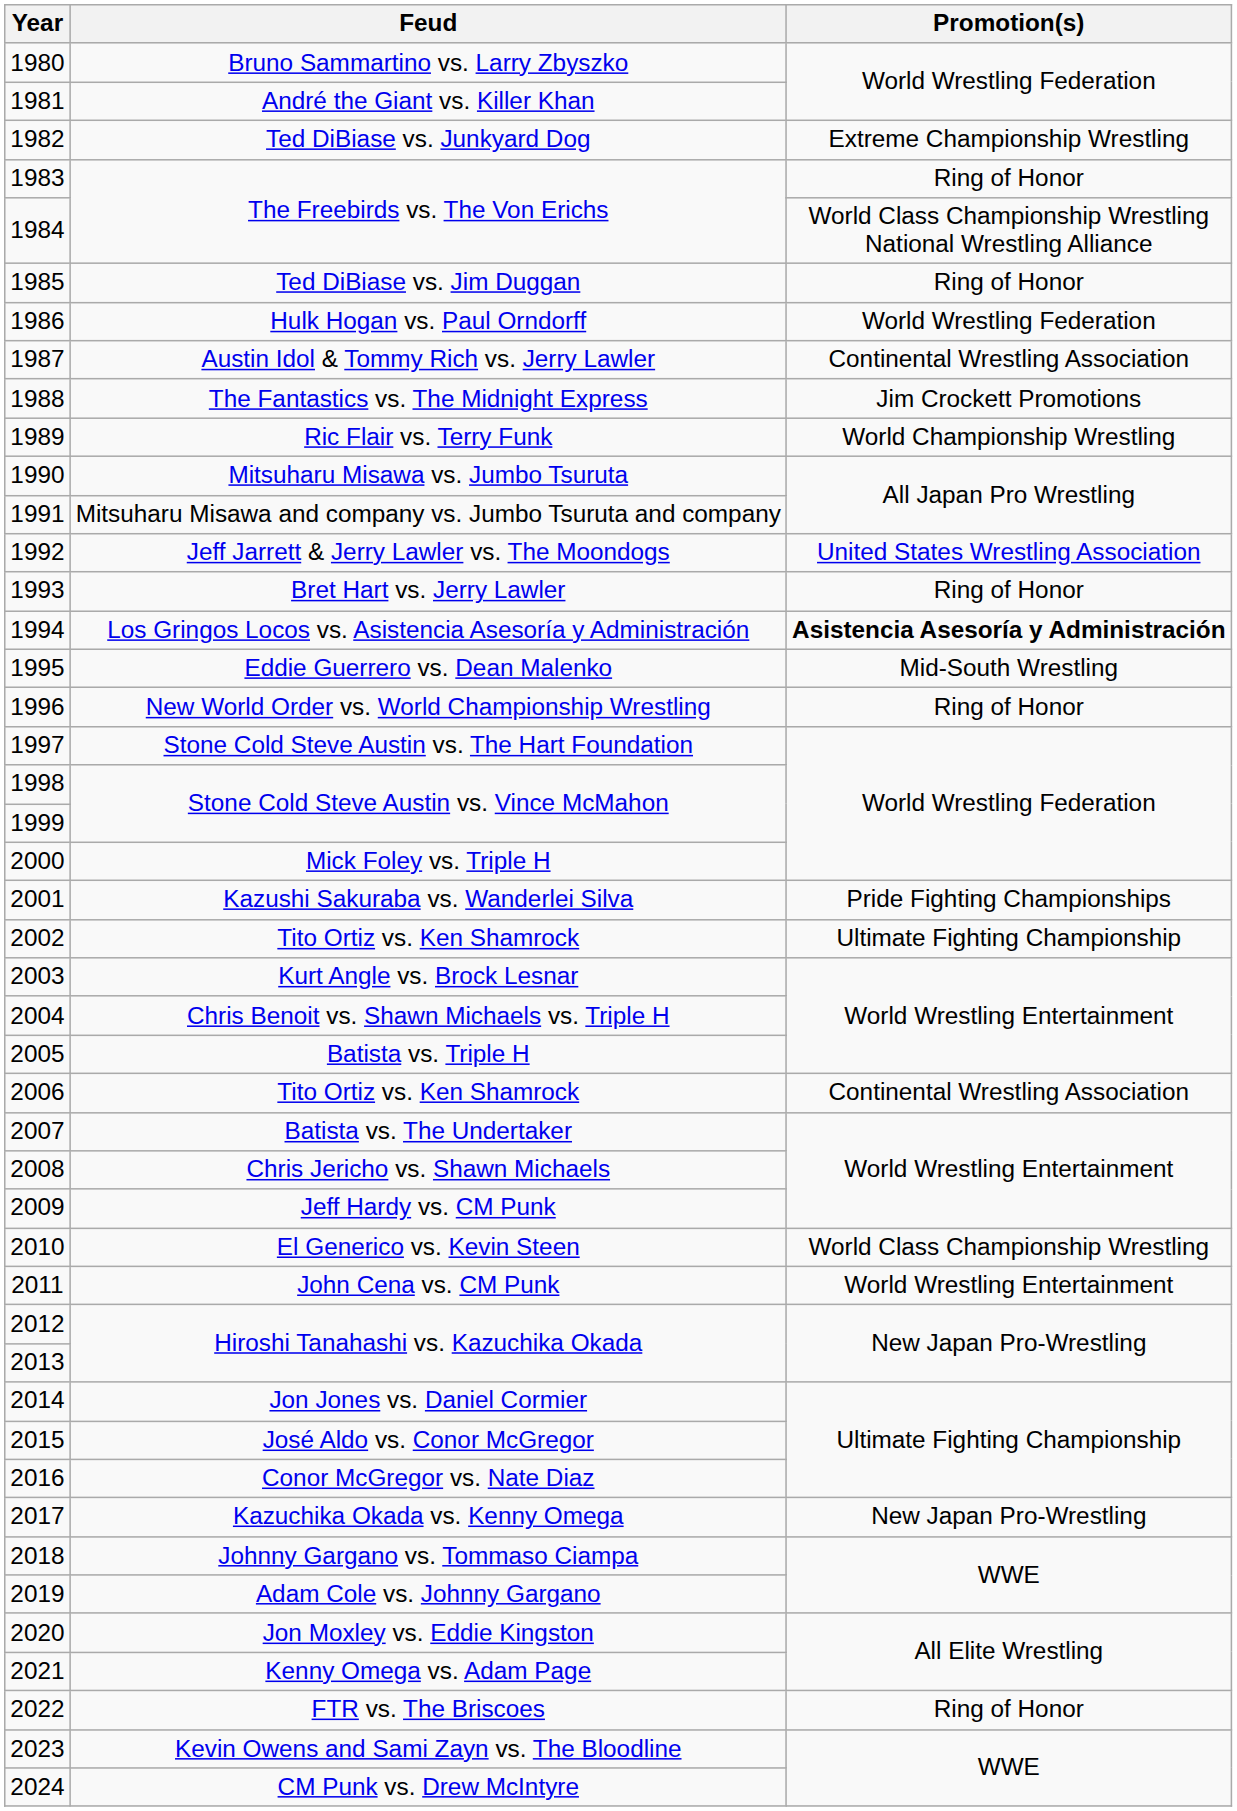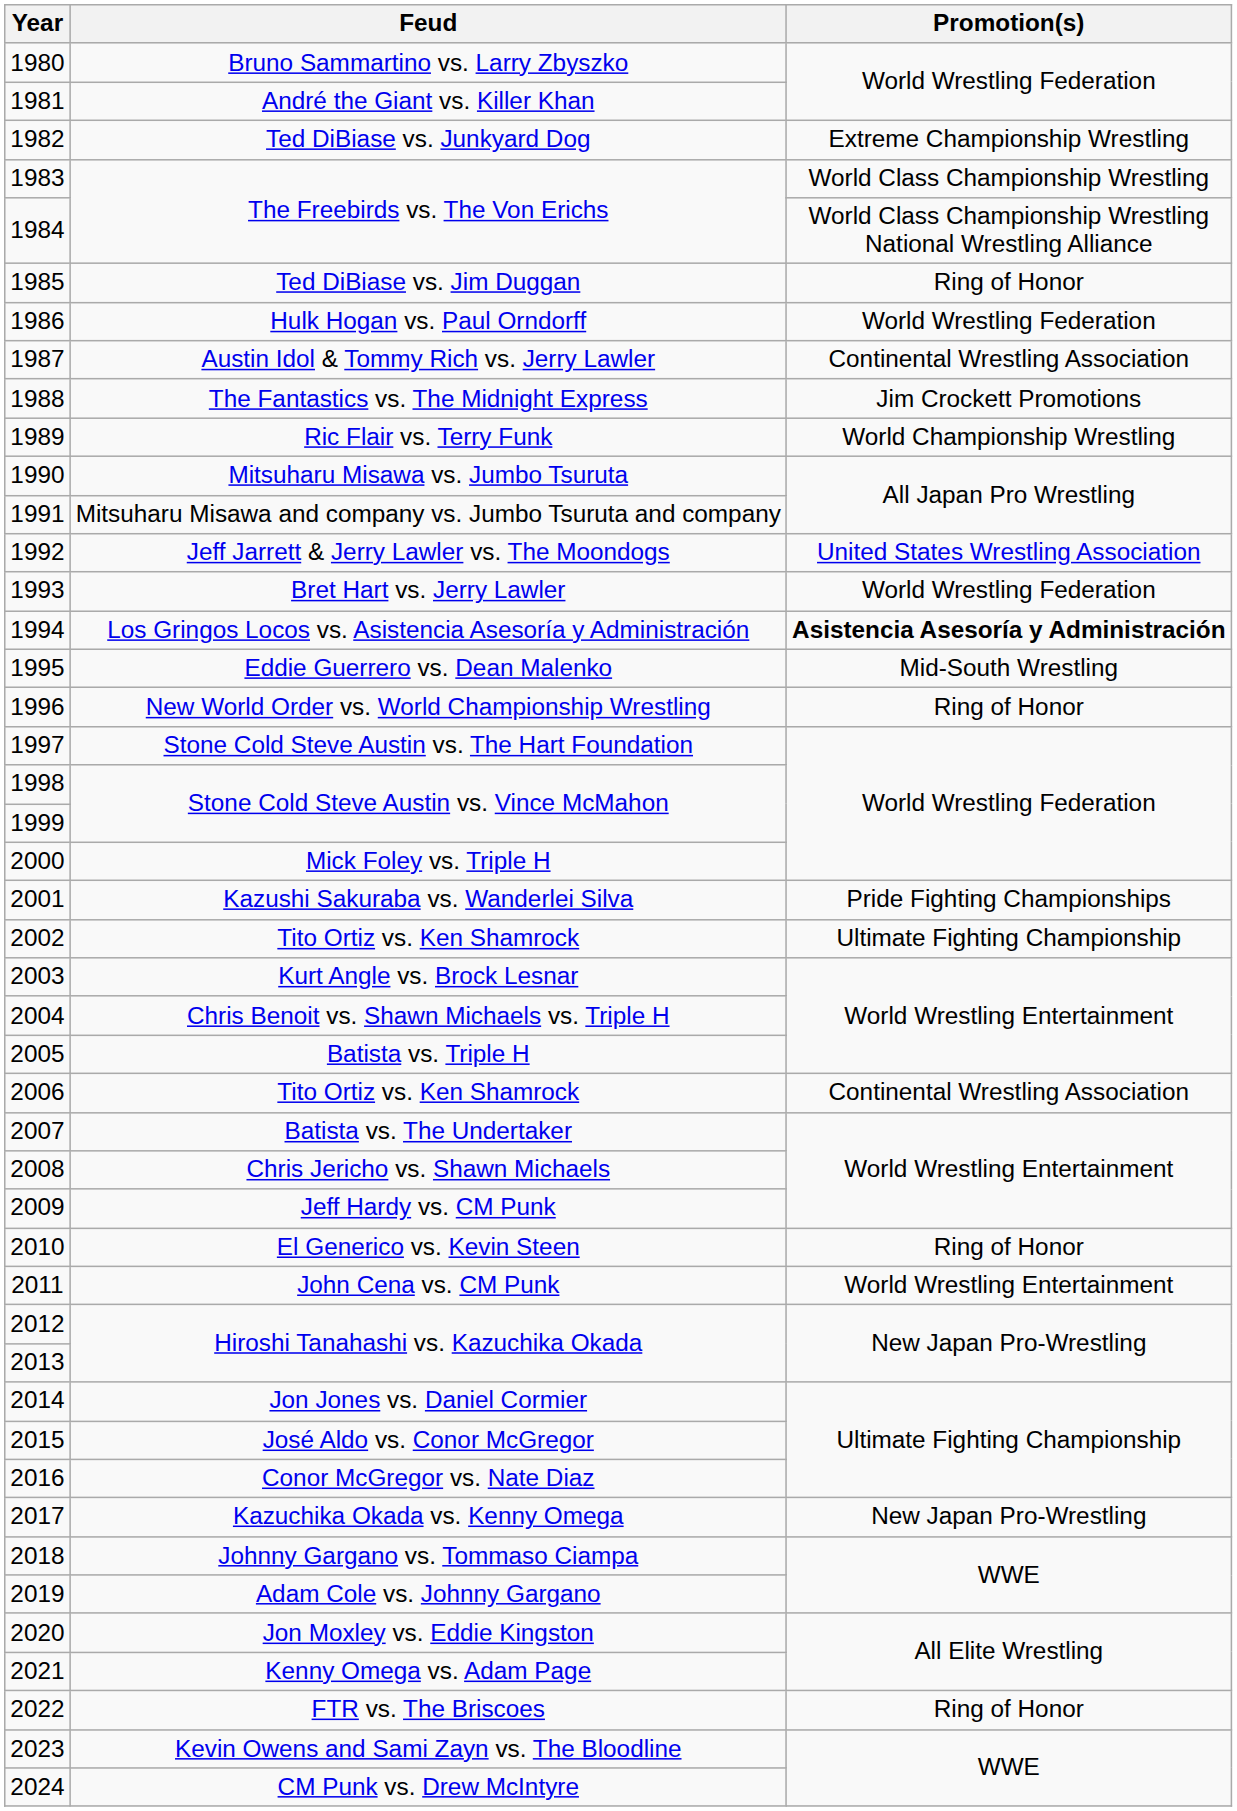(1009, 178) Ring of Honor -> (1009, 178) World Class Championship Wrestling
(1009, 591) Ring of Honor -> (1009, 591) World Wrestling Federation
(1009, 1246) World Class Championship Wrestling -> (1009, 1246) Ring of Honor
